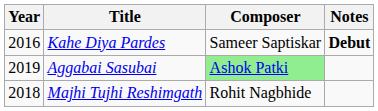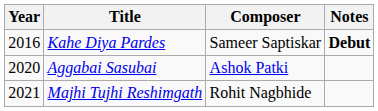(24, 67) 2019 -> (24, 67) 2020
(249, 67) lightgreen background -> (249, 67) no background
(24, 93) 2018 -> (24, 93) 2021
